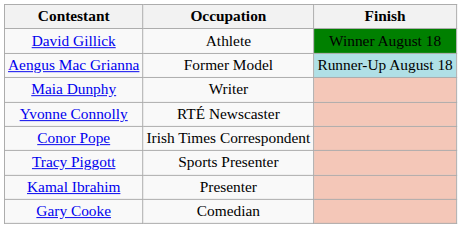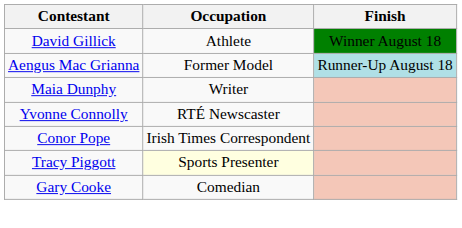(228, 162) no background -> (228, 162) lightyellow background
- row: (74, 187)
